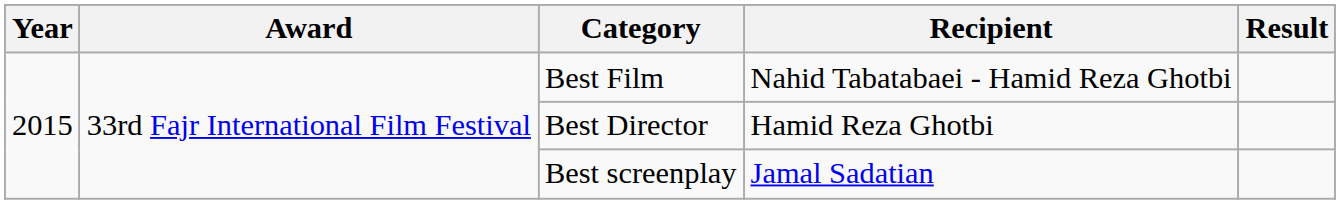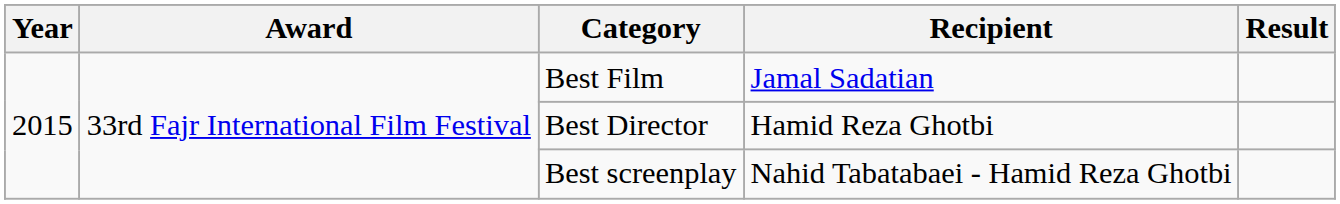(991, 76) Nahid Tabatabaei - Hamid Reza Ghotbi -> (842, 76) Jamal Sadatian
(842, 173) Jamal Sadatian -> (991, 173) Nahid Tabatabaei - Hamid Reza Ghotbi
